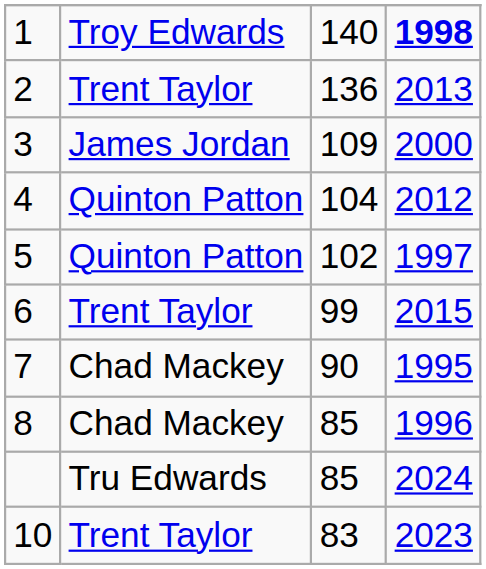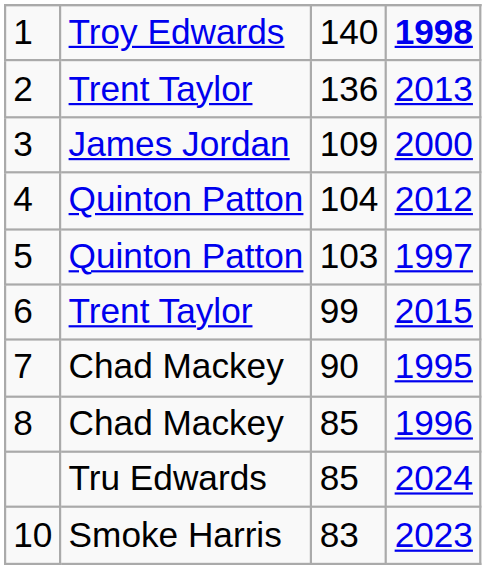(349, 255) 102 -> (349, 255) 103
(161, 534) Trent Taylor -> (175, 534) Smoke Harris
